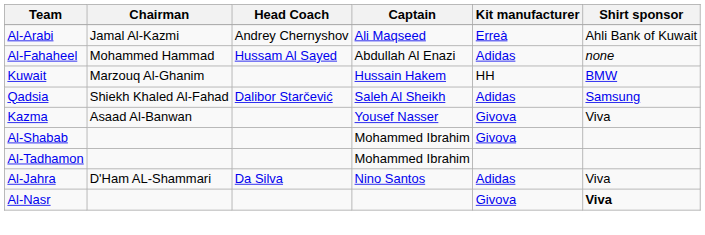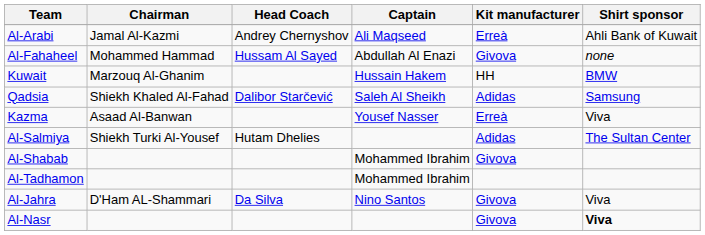(496, 55) Adidas -> (496, 55) Givova
(496, 117) Givova -> (492, 117) Erreà
+ row: (38, 138)
(496, 179) Adidas -> (496, 199) Givova
